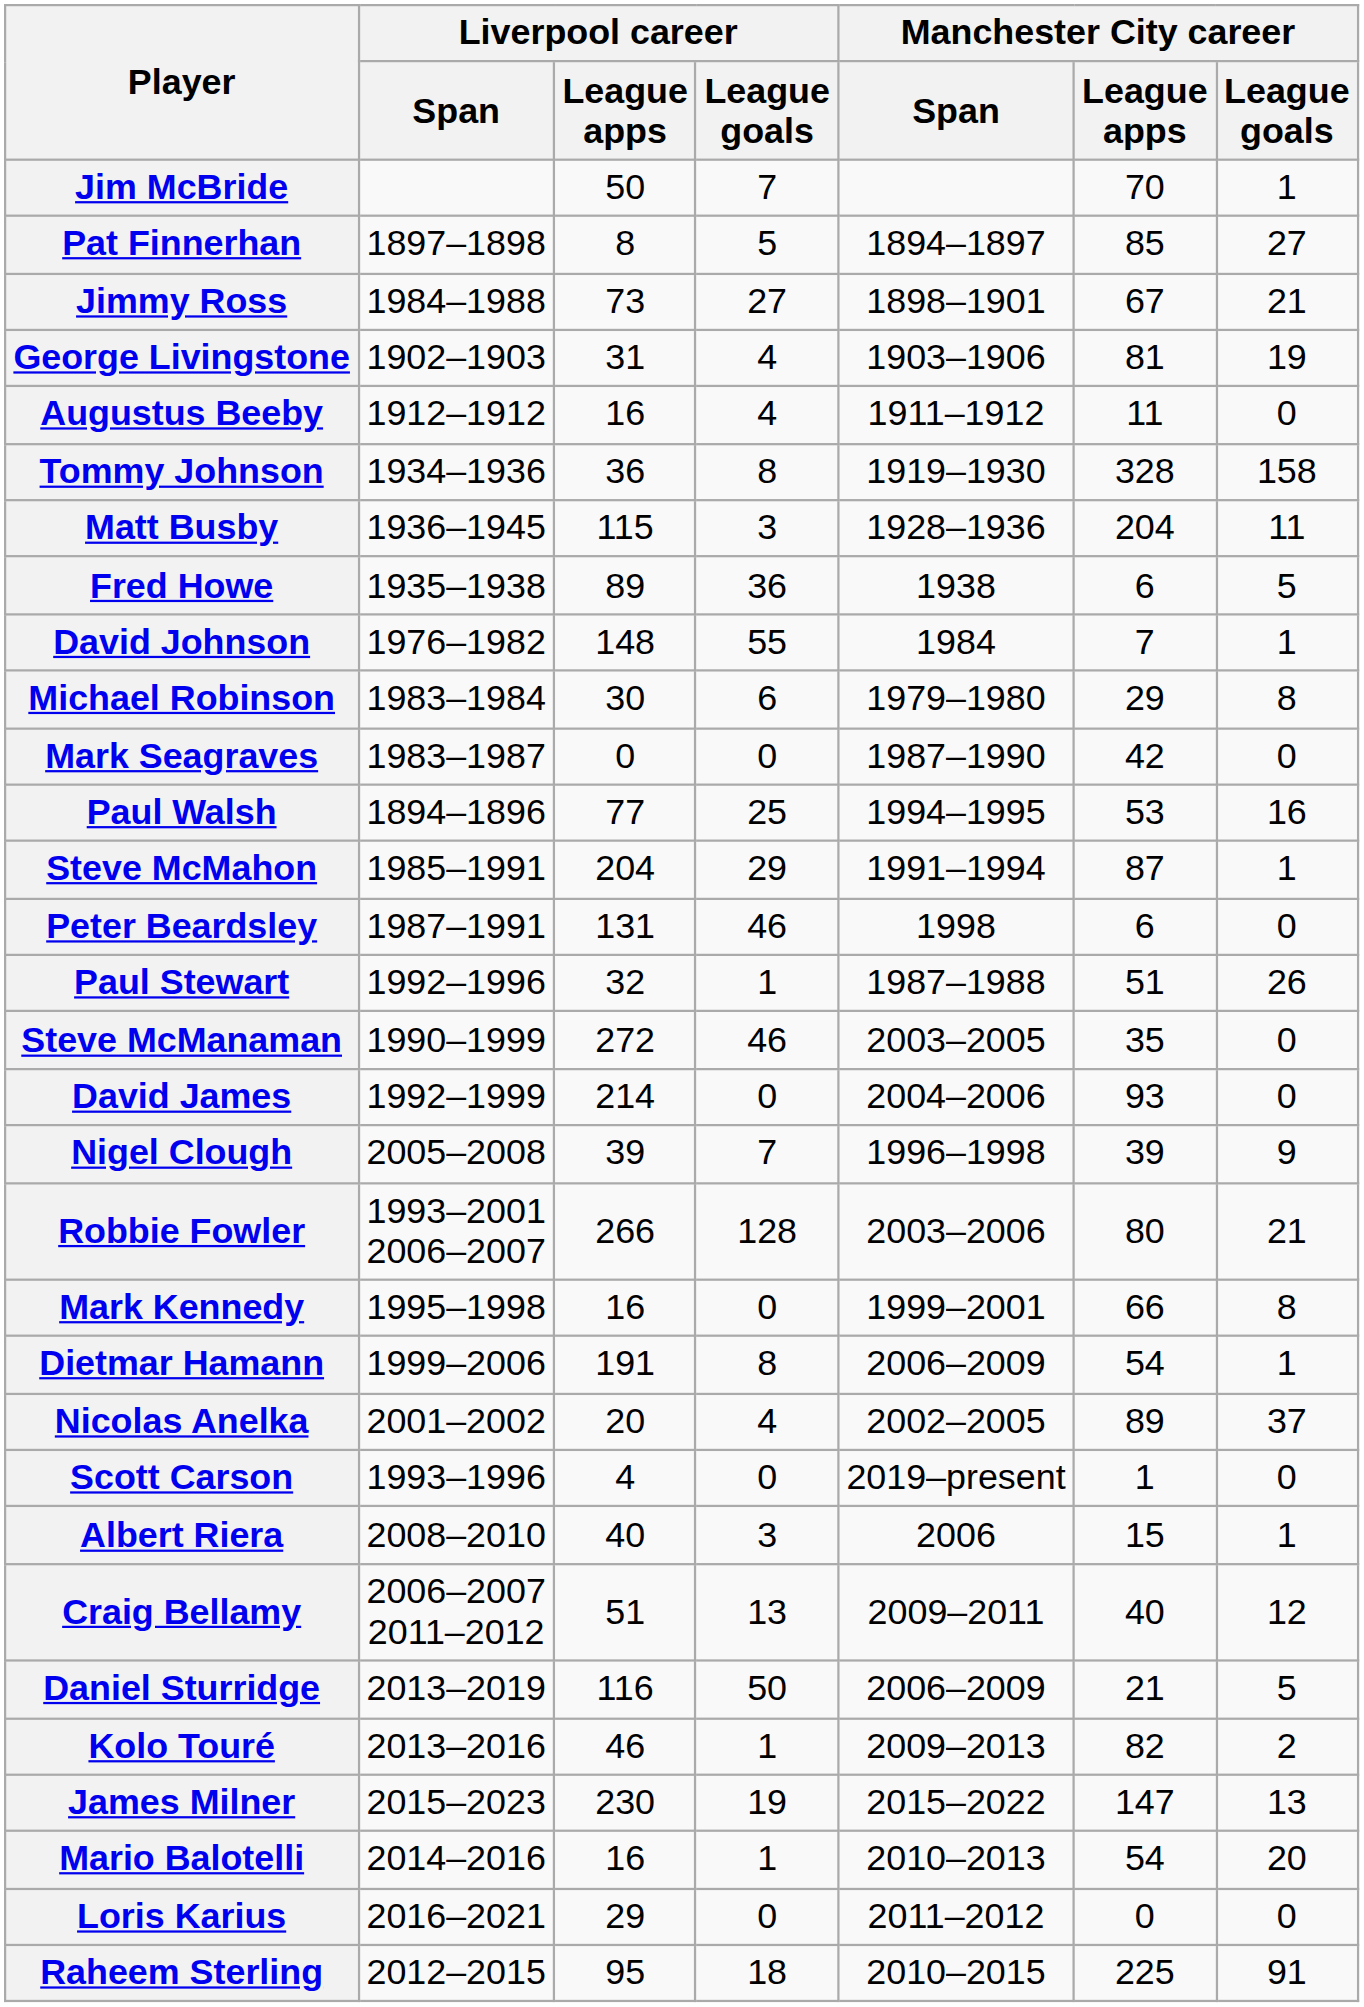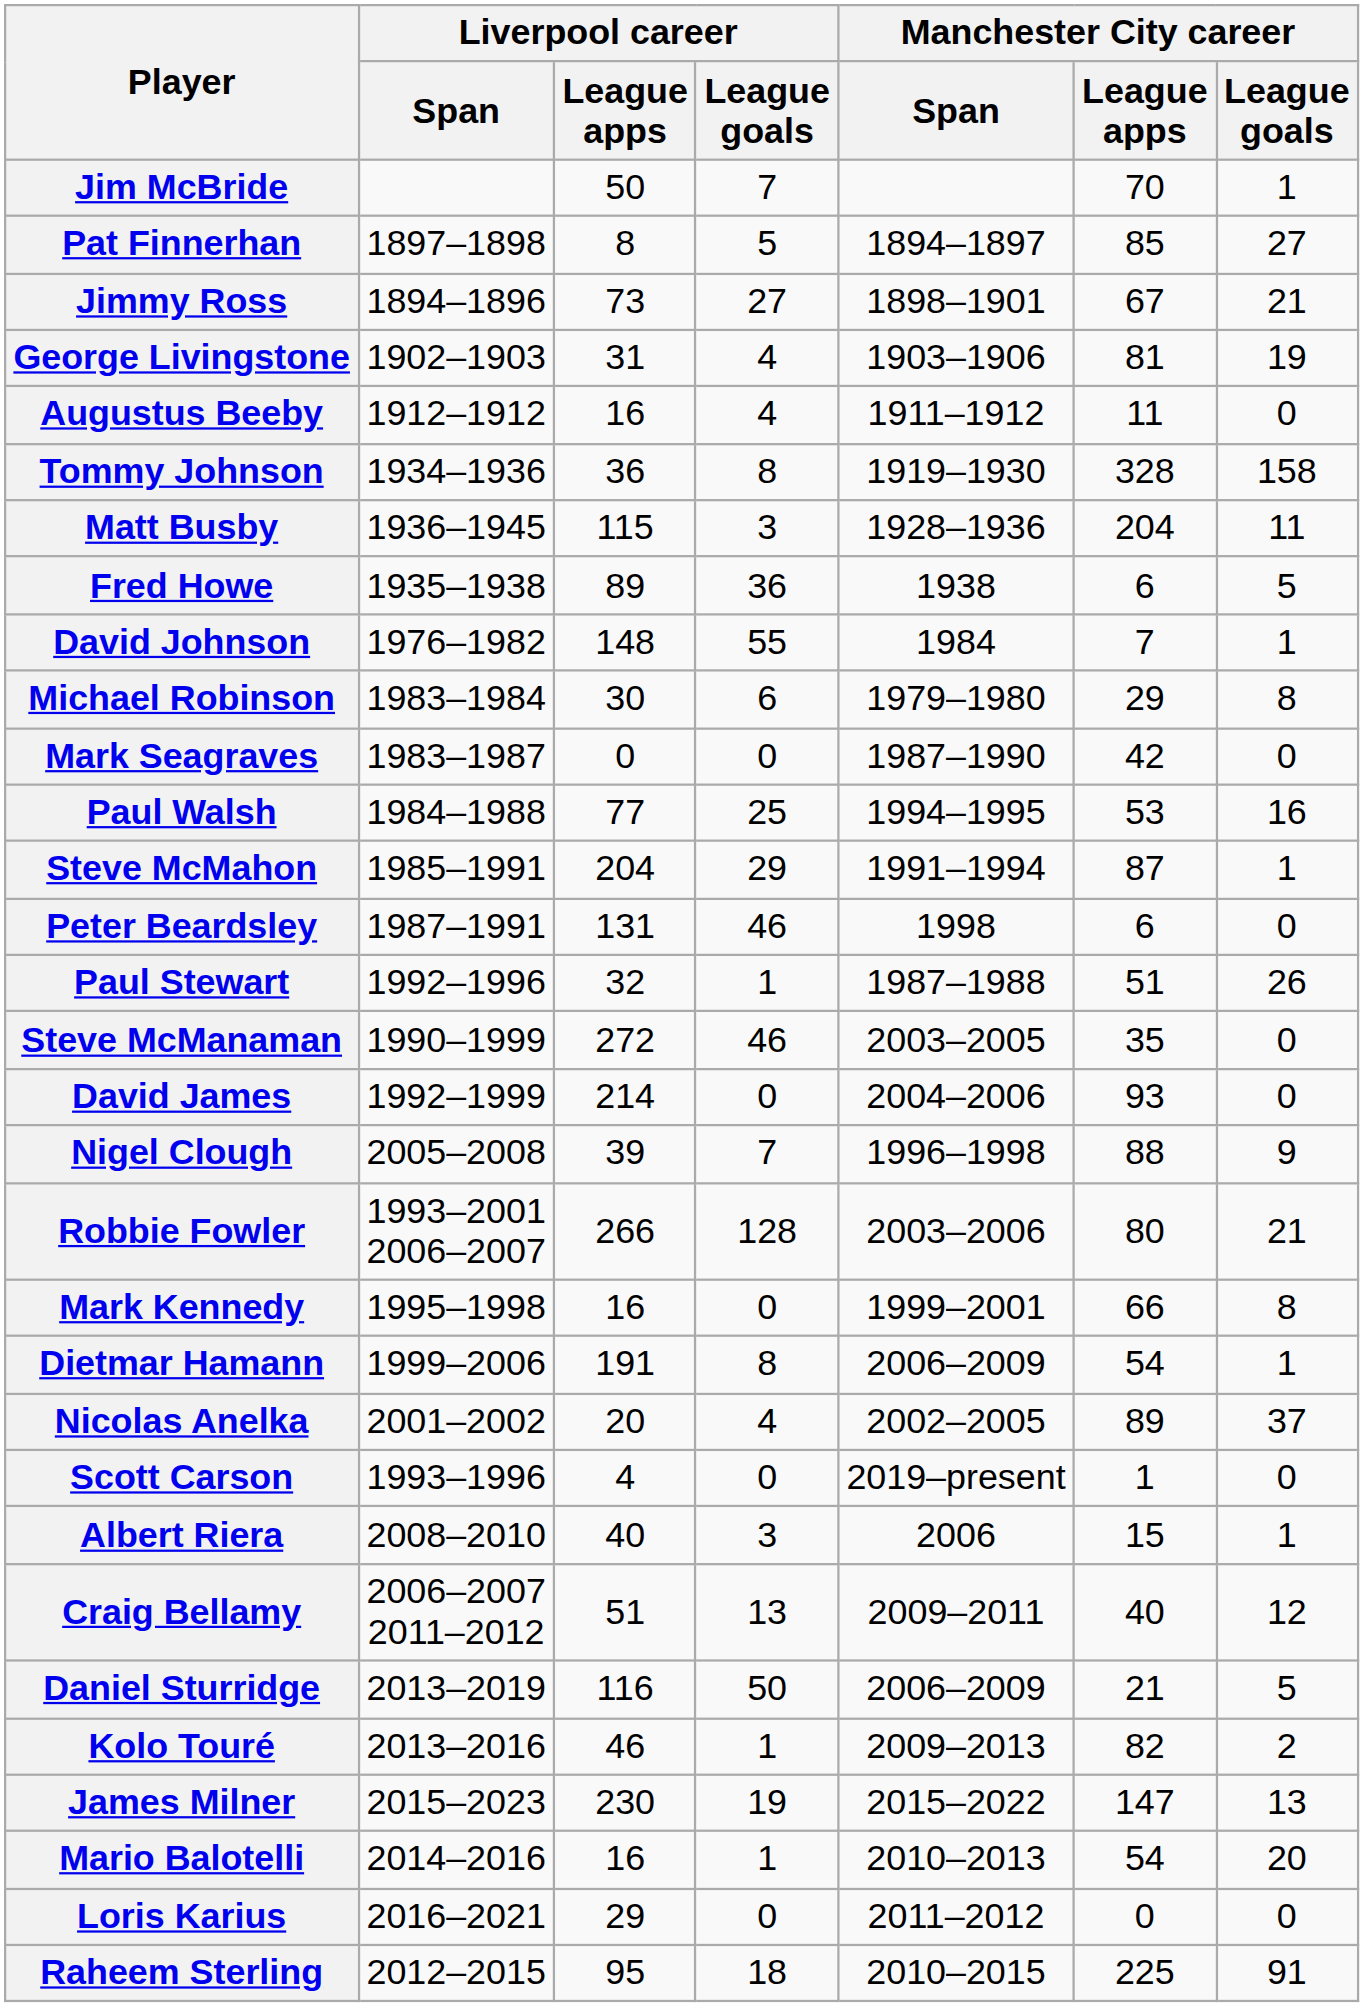(456, 300) 1984–1988 -> (456, 300) 1894–1896
(456, 812) 1894–1896 -> (456, 812) 1984–1988
(1145, 1153) 39 -> (1145, 1153) 88
